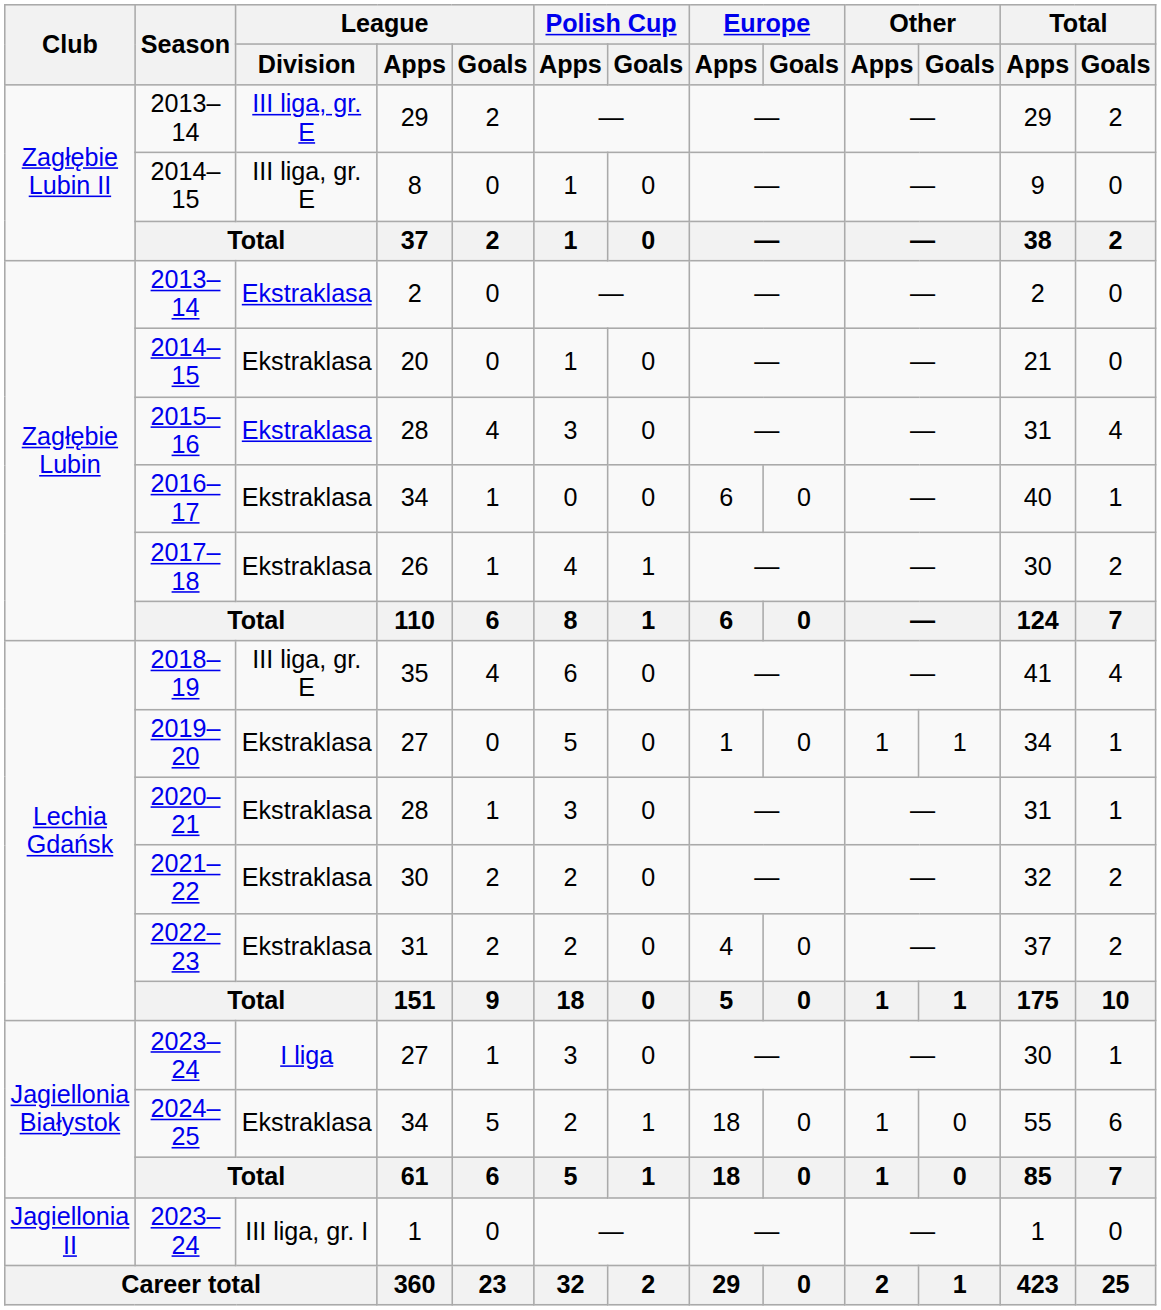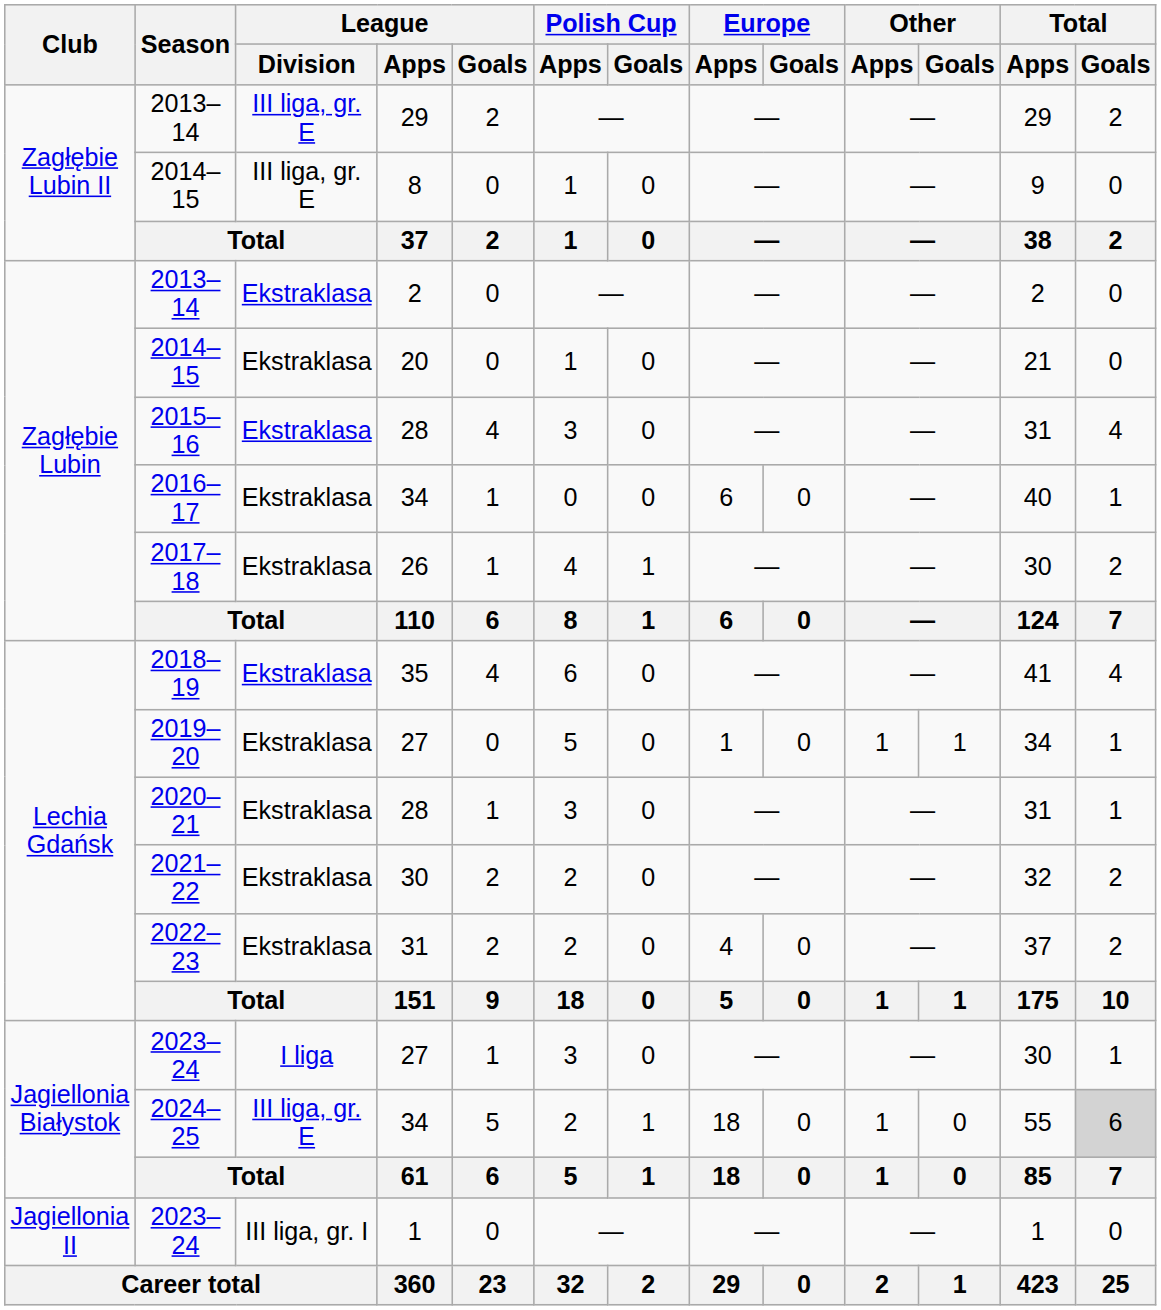(307, 674) III liga, gr. E -> (307, 674) Ekstraklasa
(307, 1123) Ekstraklasa -> (307, 1123) III liga, gr. E
(1116, 1123) no background -> (1116, 1123) lightgrey background
